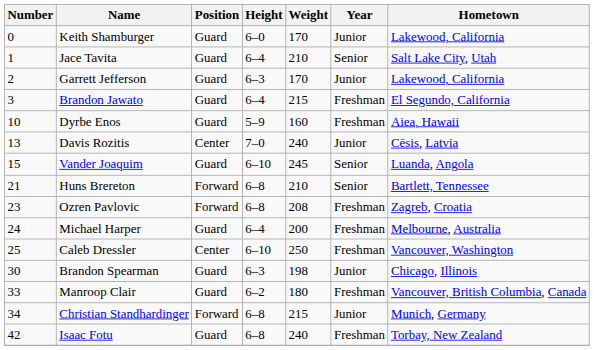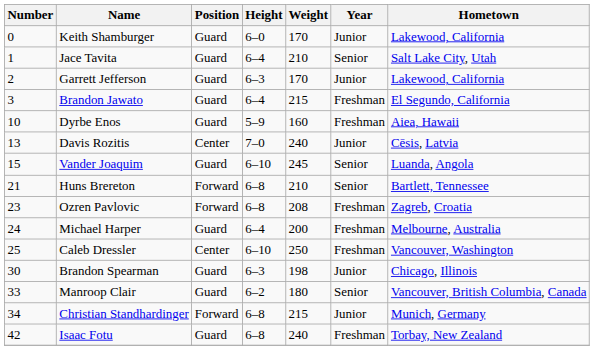(359, 292) Freshman -> (351, 292) Senior
